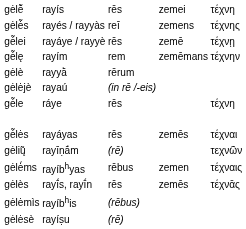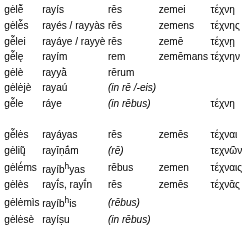(114, 25) reī -> (115, 25) rēs
(115, 103) rēs -> (129, 103) (in rēbus)
(116, 220) (rē) -> (129, 220) (in rēbus)
